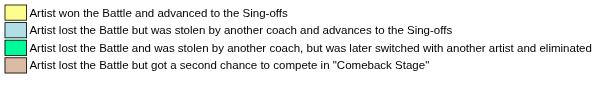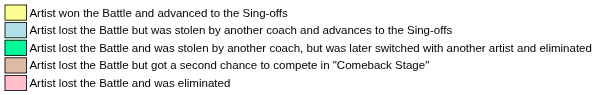+ row: (130, 83)
